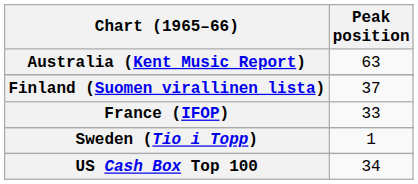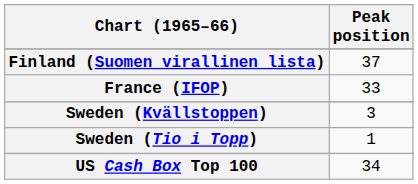- row: (167, 62)
+ row: (167, 114)
